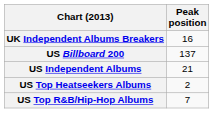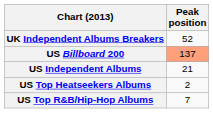(187, 38) 16 -> (187, 38) 52
(187, 54) no background -> (187, 54) lightsalmon background
